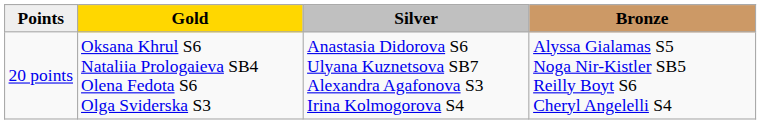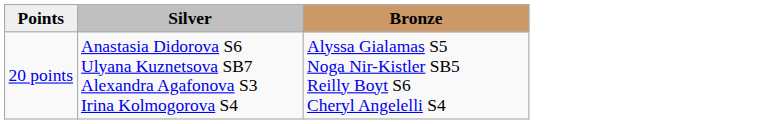- column: (190, 18)
